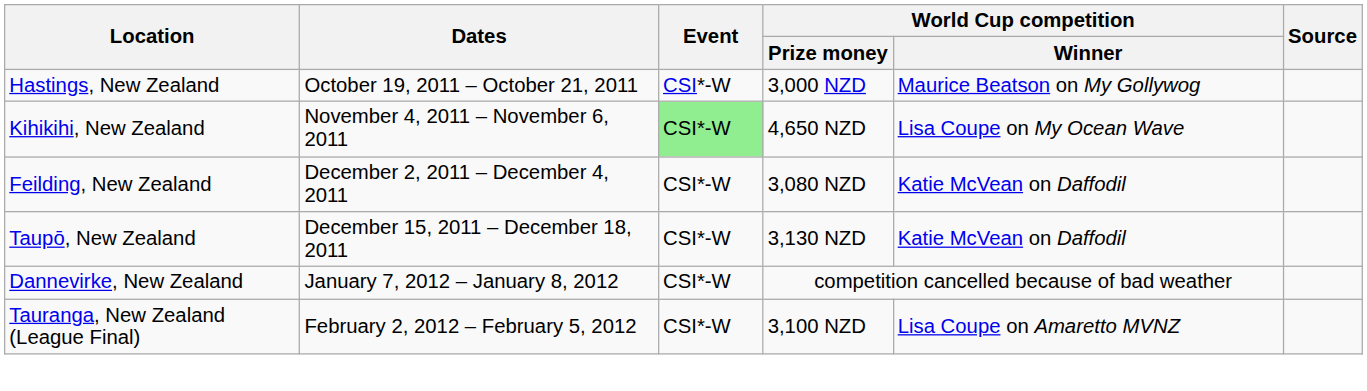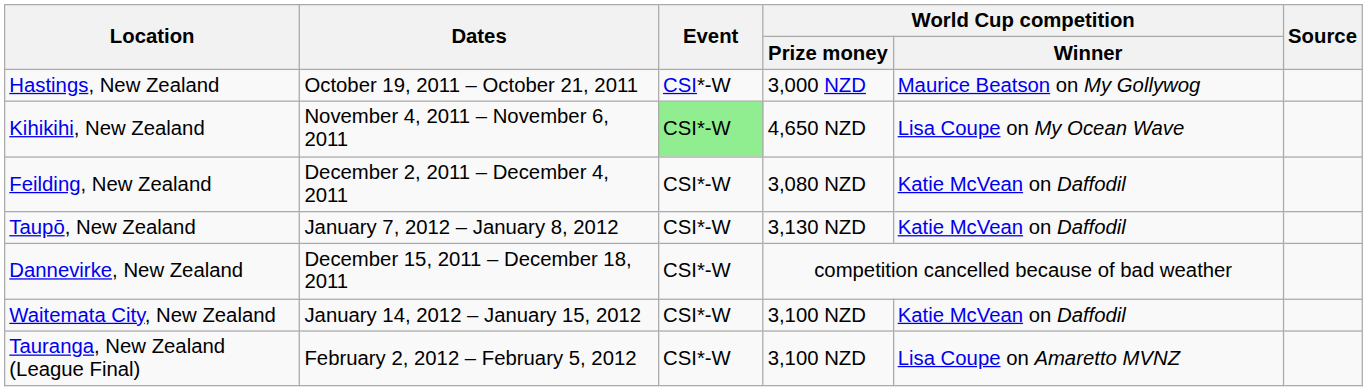(468, 238) December 15, 2011 – December 18, 2011 -> (461, 227) January 7, 2012 – January 8, 2012
(461, 282) January 7, 2012 – January 8, 2012 -> (468, 271) December 15, 2011 – December 18, 2011
+ row: (143, 314)
